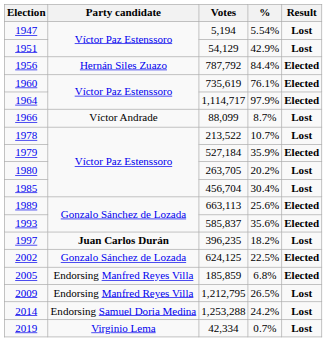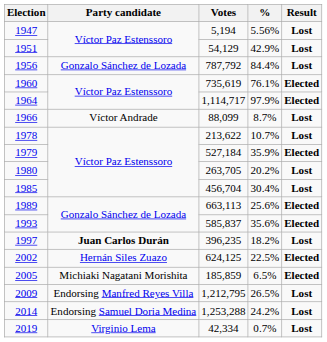(265, 30) 5.54% -> (265, 30) 5.56%
(123, 65) Hernán Siles Zuazo -> (123, 65) Gonzalo Sánchez de Lozada
(302, 65) Elected -> (302, 65) Lost
(223, 135) 213,522 -> (223, 135) 213,622
(123, 258) Gonzalo Sánchez de Lozada -> (123, 258) Hernán Siles Zuazo
(123, 275) Endorsing Manfred Reyes Villa -> (123, 275) Michiaki Nagatani Morishita
(265, 275) 6.8% -> (265, 275) 6.5%
